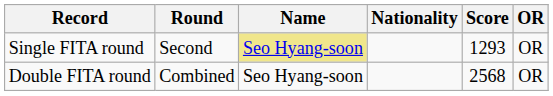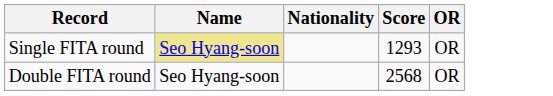- column: (197, 18)
